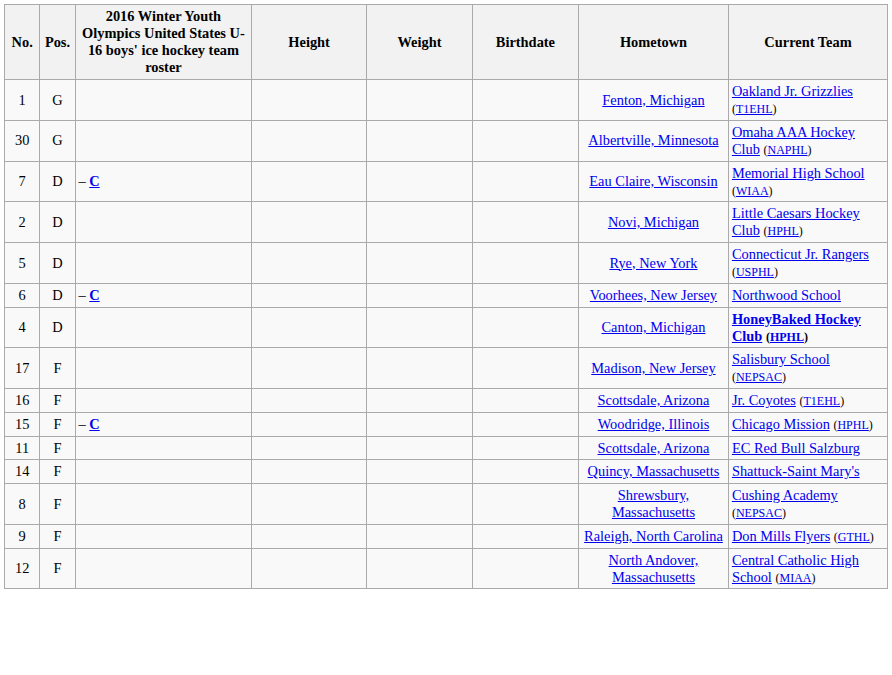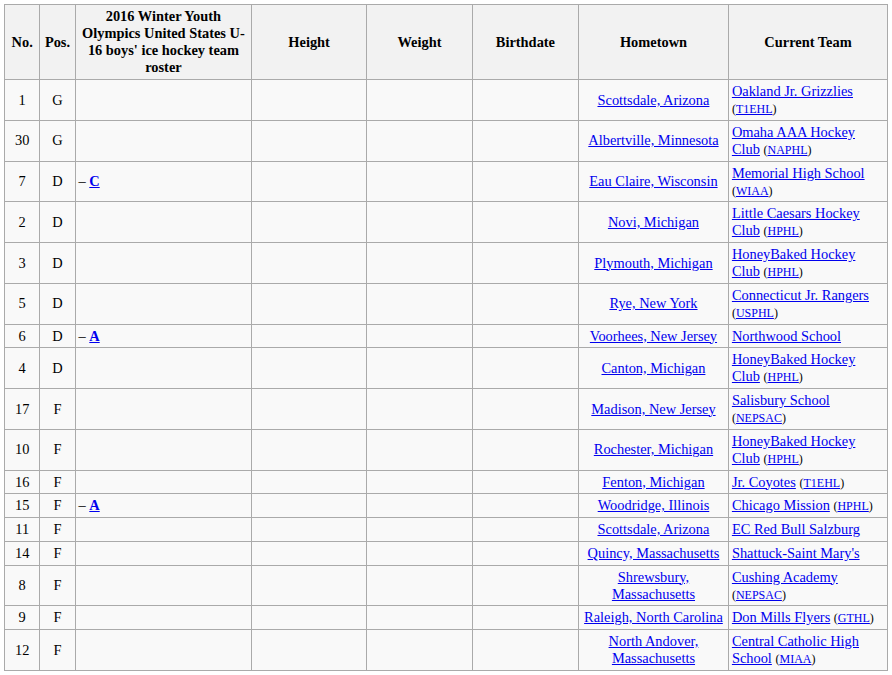(653, 100) Fenton, Michigan -> (653, 100) Scottsdale, Arizona
+ row: (22, 263)
(89, 295) – C -> (89, 336) – A
(796, 327) bold -> (794, 368) normal
+ row: (22, 449)
(653, 400) Scottsdale, Arizona -> (653, 482) Fenton, Michigan
(89, 424) – C -> (89, 505) – A
